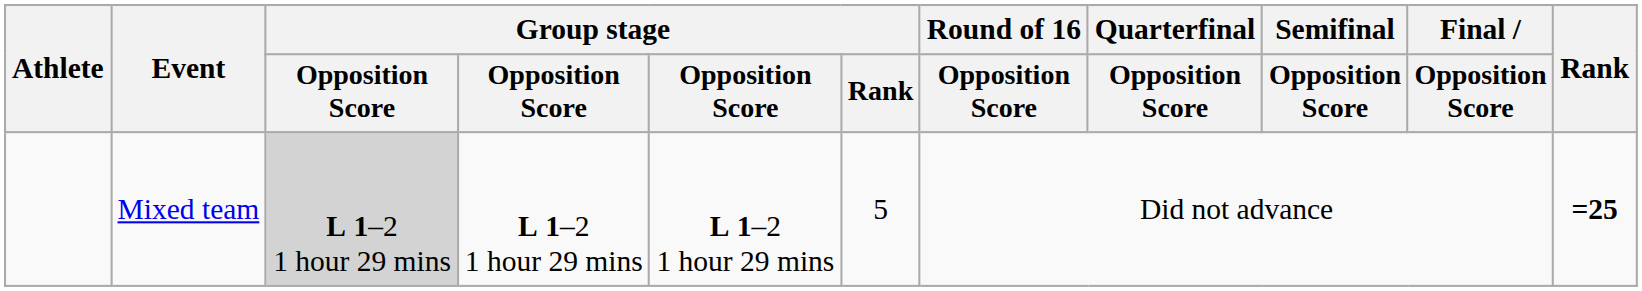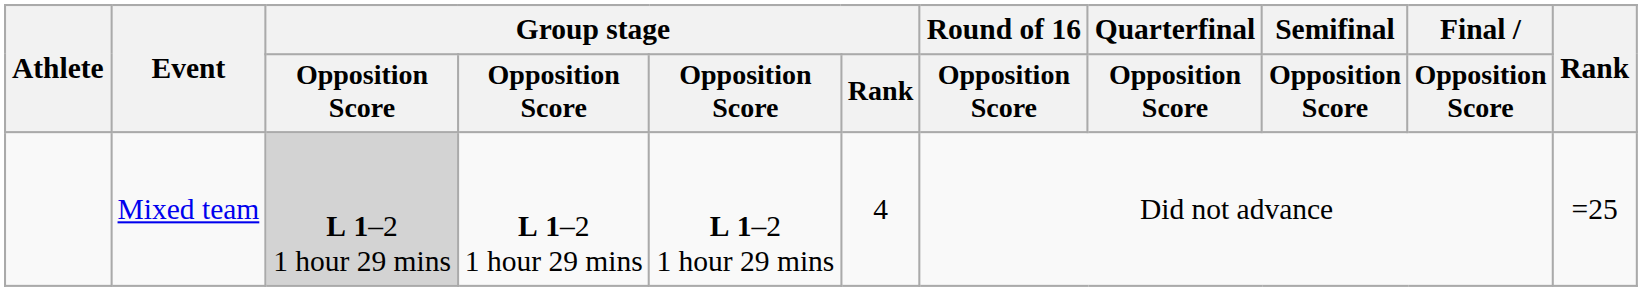(881, 209) 5 -> (881, 209) 4
(1595, 209) bold -> (1595, 209) normal
